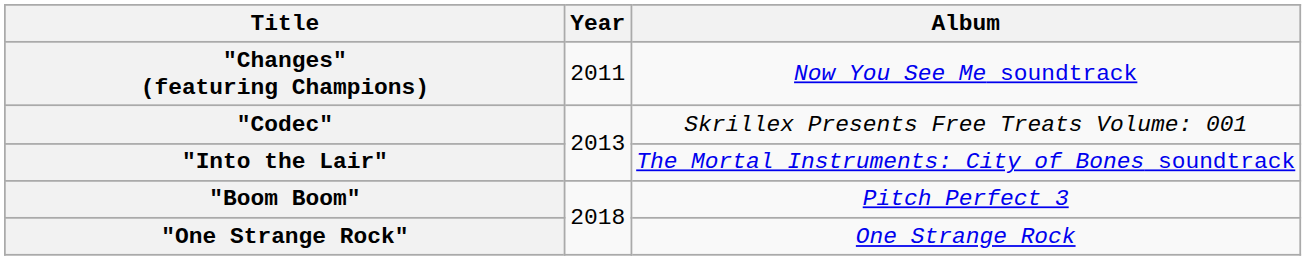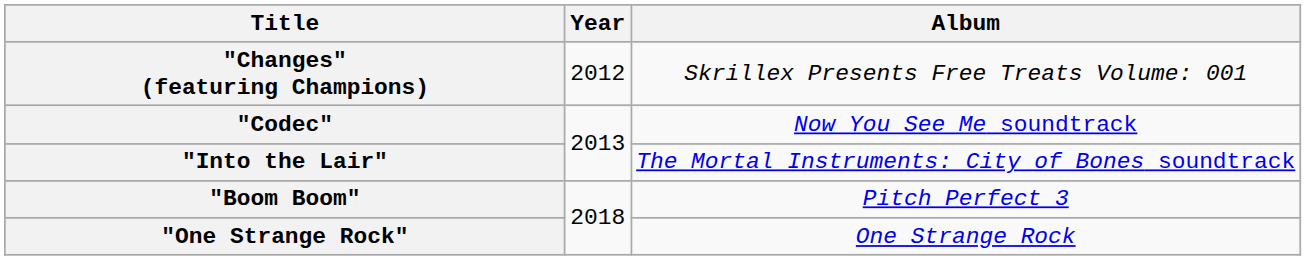(598, 74) 2011 -> (598, 74) 2012
(966, 74) Now You See Me soundtrack -> (966, 74) Skrillex Presents Free Treats Volume: 001
(966, 125) Skrillex Presents Free Treats Volume: 001 -> (966, 125) Now You See Me soundtrack
